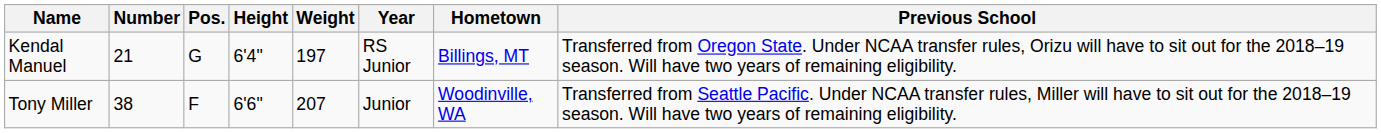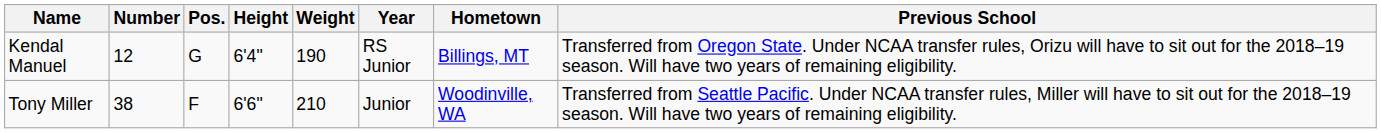(123, 56) 21 -> (123, 56) 12
(311, 56) 197 -> (311, 56) 190
(311, 103) 207 -> (311, 103) 210
